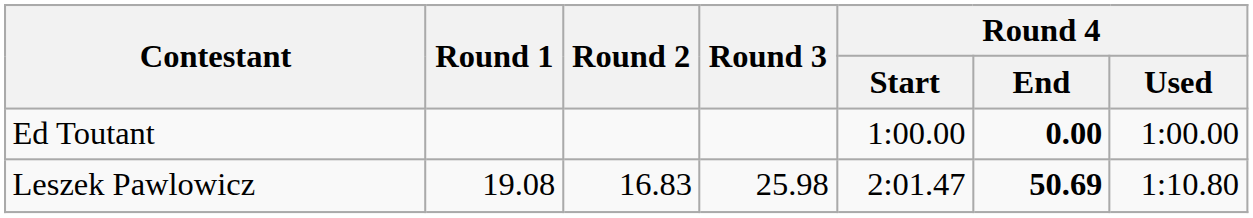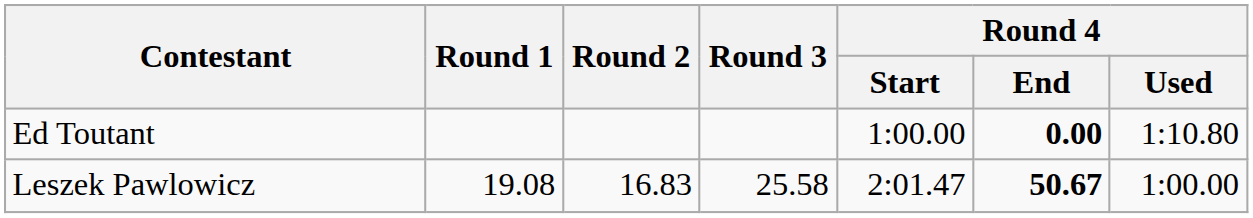(1190, 133) 1:00.00 -> (1190, 133) 1:10.80
(792, 184) 25.98 -> (792, 184) 25.58
(1066, 184) 50.69 -> (1066, 184) 50.67
(1190, 184) 1:10.80 -> (1190, 184) 1:00.00
